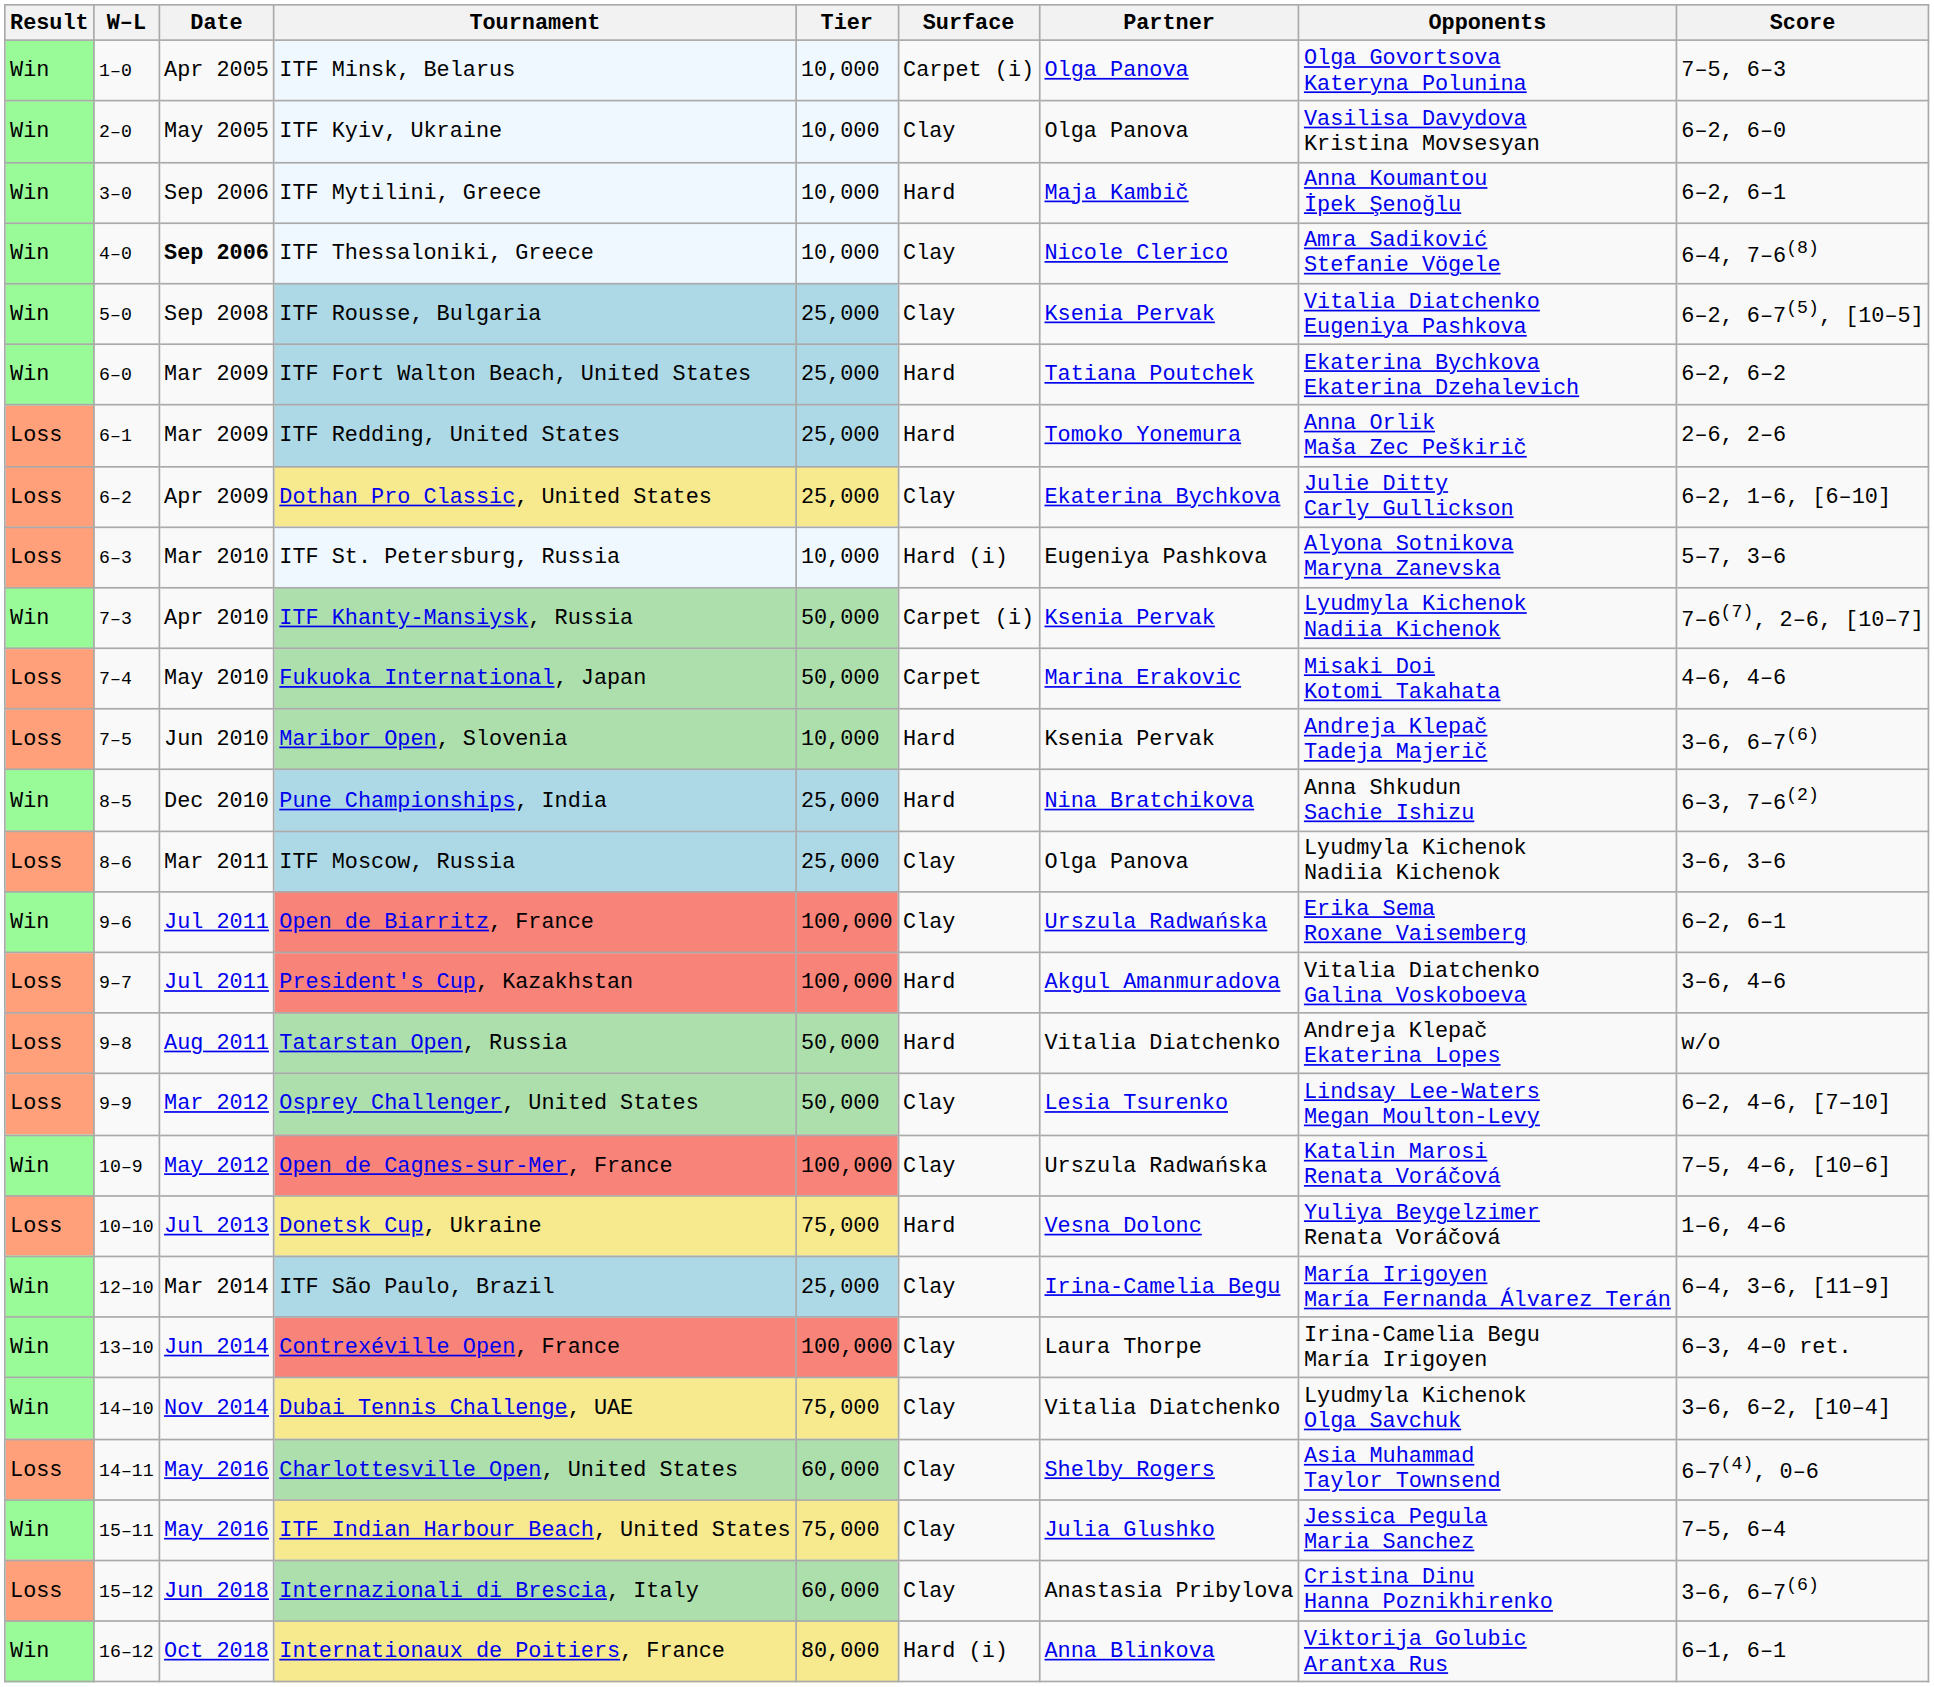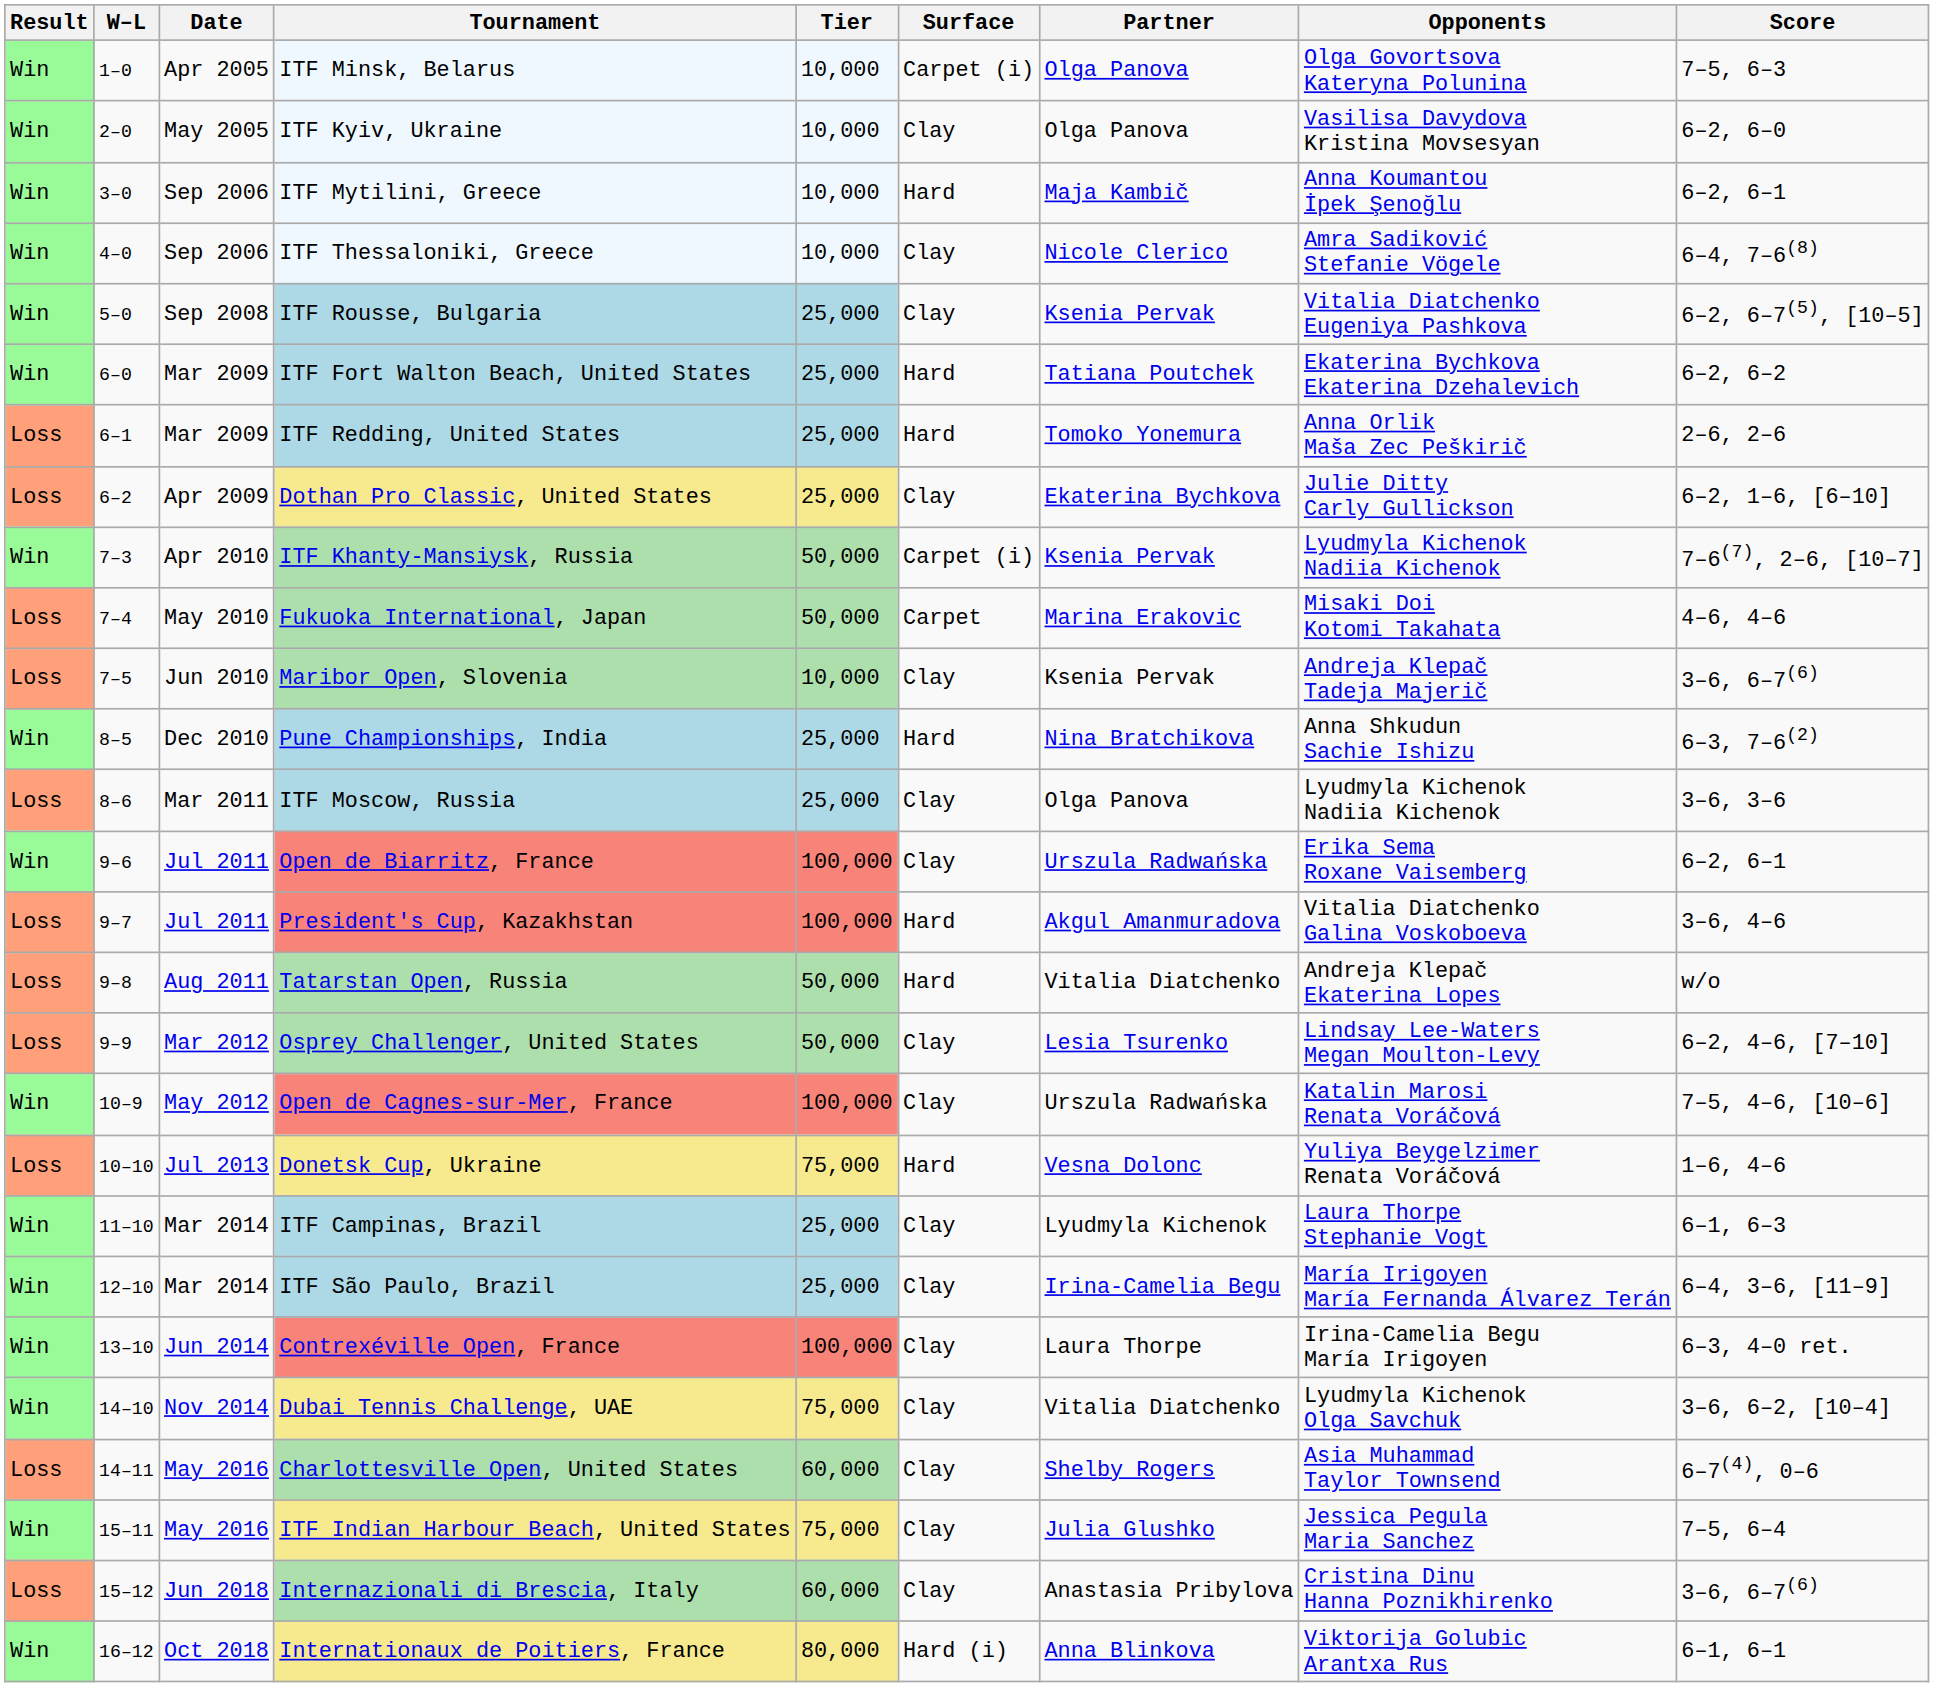(217, 253) bold -> (217, 253) normal
- row: (450, 557)
(929, 740) Hard -> (929, 679) Clay
+ row: (410, 1226)
